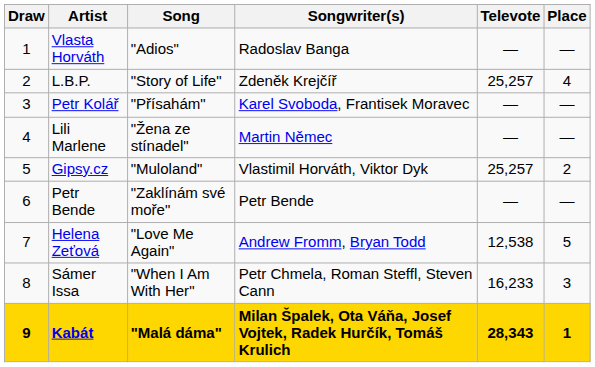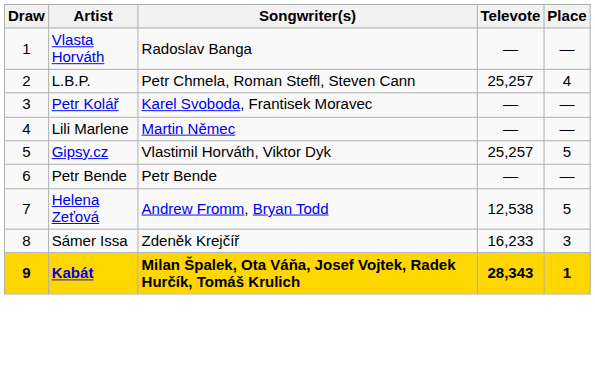- column: (181, 16)
(288, 81) Zdeněk Krejčíř -> (279, 81) Petr Chmela, Roman Steffl, Steven Cann
(567, 169) 2 -> (567, 152) 5
(356, 283) Petr Chmela, Roman Steffl, Steven Cann -> (190, 241) Zdeněk Krejčíř
